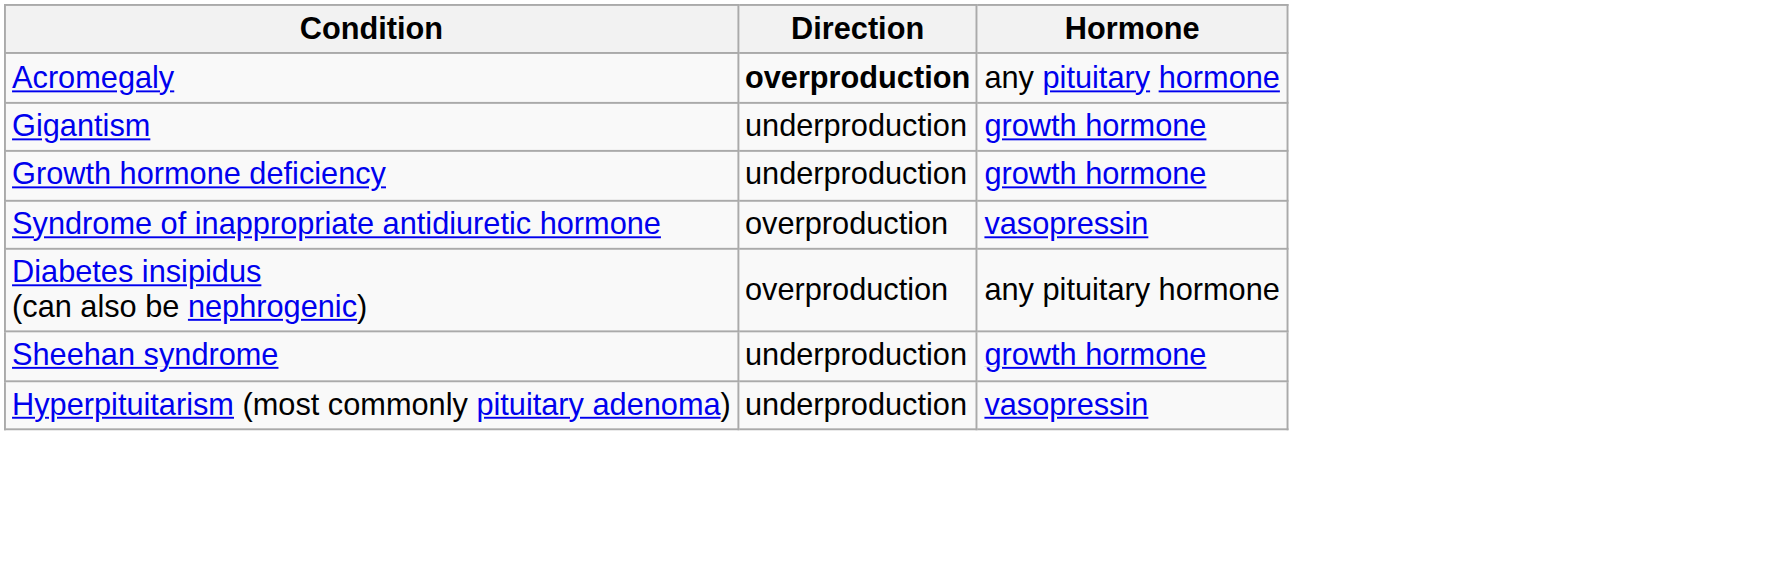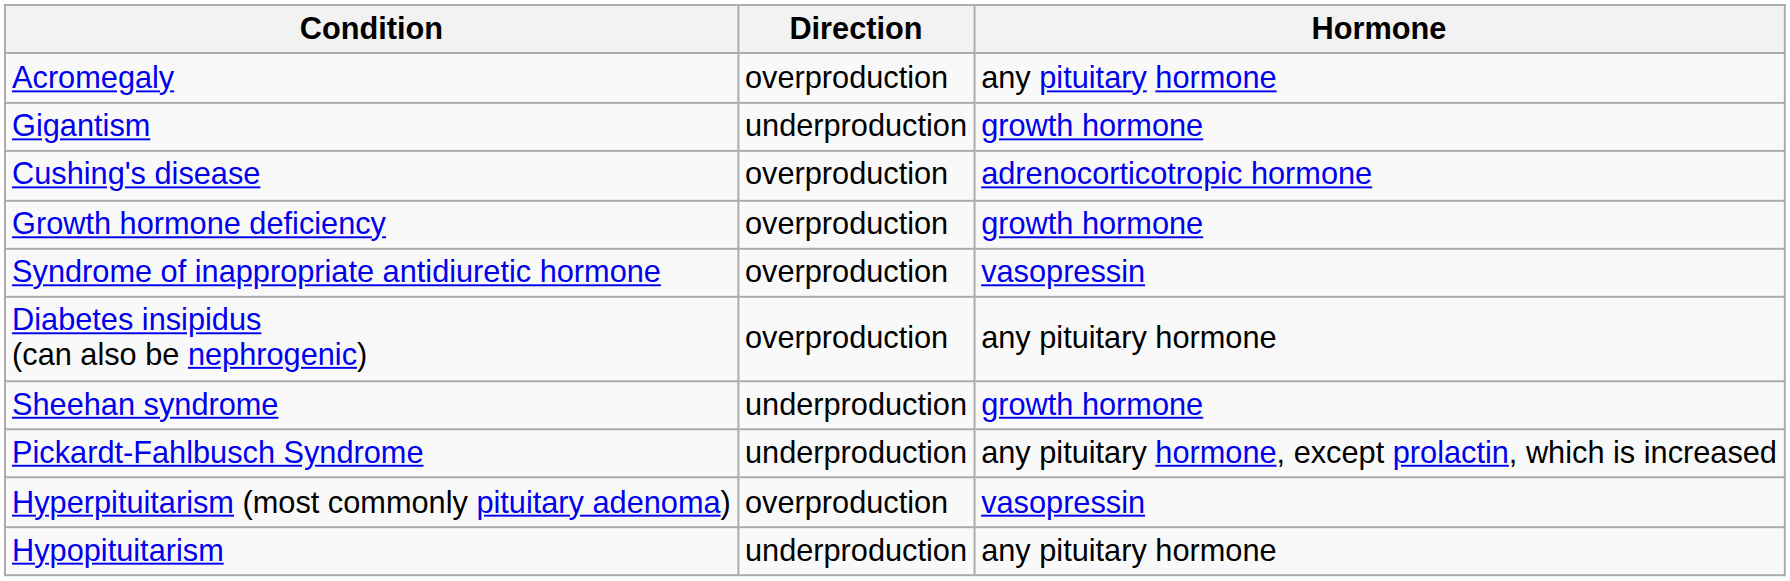(858, 77) bold -> (847, 77) normal
+ row: (136, 175)
(856, 175) underproduction -> (847, 223) overproduction
+ row: (218, 453)
(856, 404) underproduction -> (847, 501) overproduction
+ row: (118, 550)
